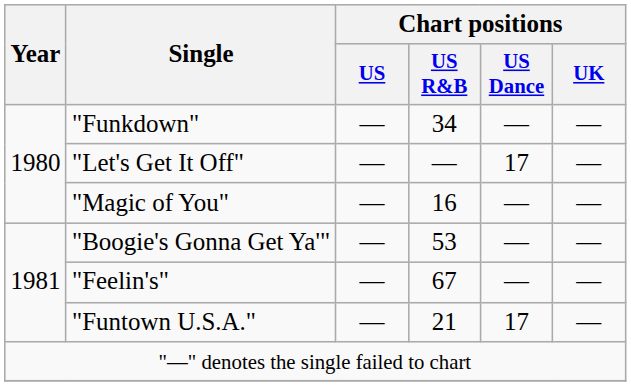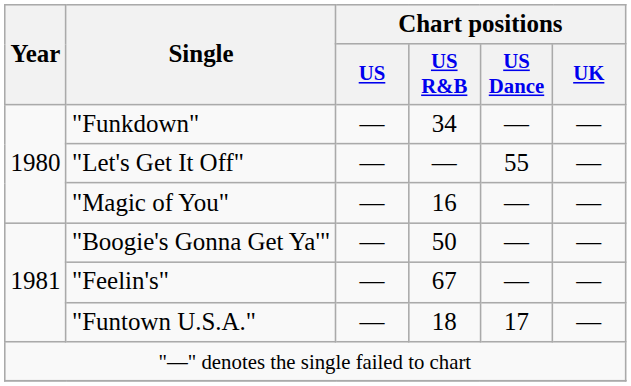(517, 163) 17 -> (517, 163) 55
(444, 242) 53 -> (444, 242) 50
(444, 321) 21 -> (444, 321) 18
